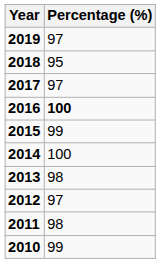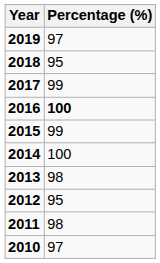(55, 85) 97 -> (55, 85) 99
(55, 200) 97 -> (55, 200) 95
(55, 246) 99 -> (55, 246) 97
